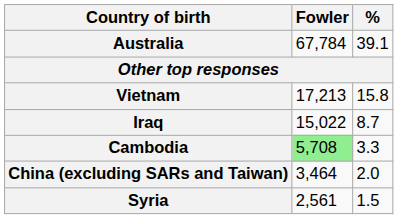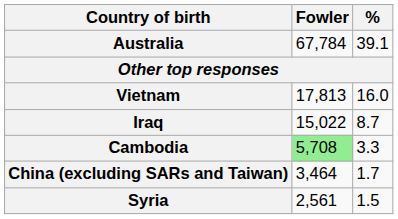(321, 95) 17,213 -> (321, 95) 17,813
(373, 95) 15.8 -> (373, 95) 16.0
(368, 174) 2.0 -> (368, 174) 1.7
